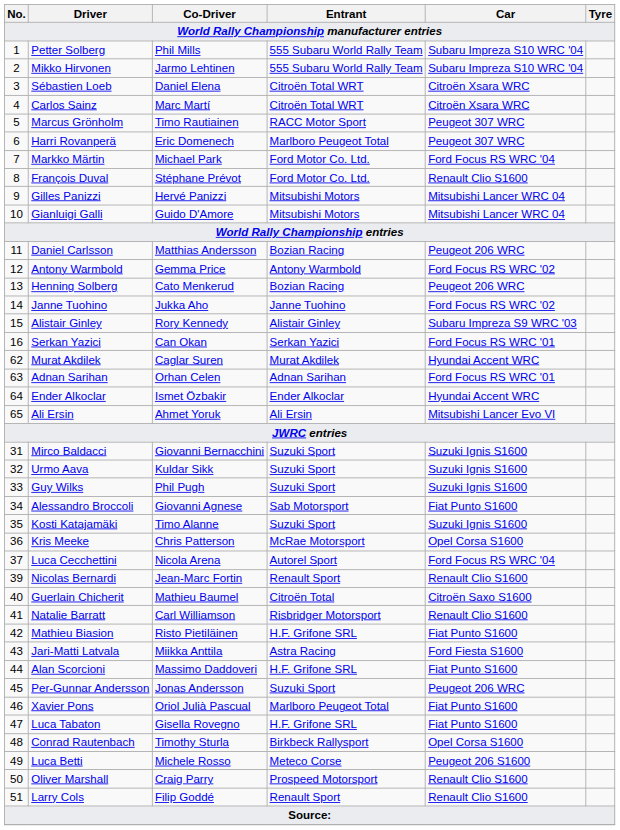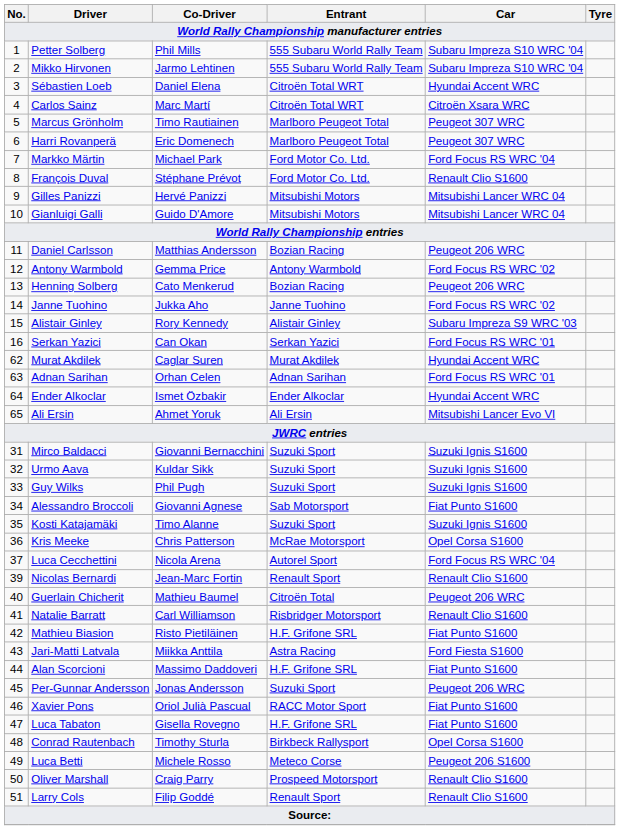(479, 86) Citroën Xsara WRC -> (484, 86) Hyundai Accent WRC
(318, 122) RACC Motor Sport -> (329, 122) Marlboro Peugeot Total
(480, 596) Citroën Saxo S1600 -> (476, 596) Peugeot 206 WRC
(329, 706) Marlboro Peugeot Total -> (318, 706) RACC Motor Sport
